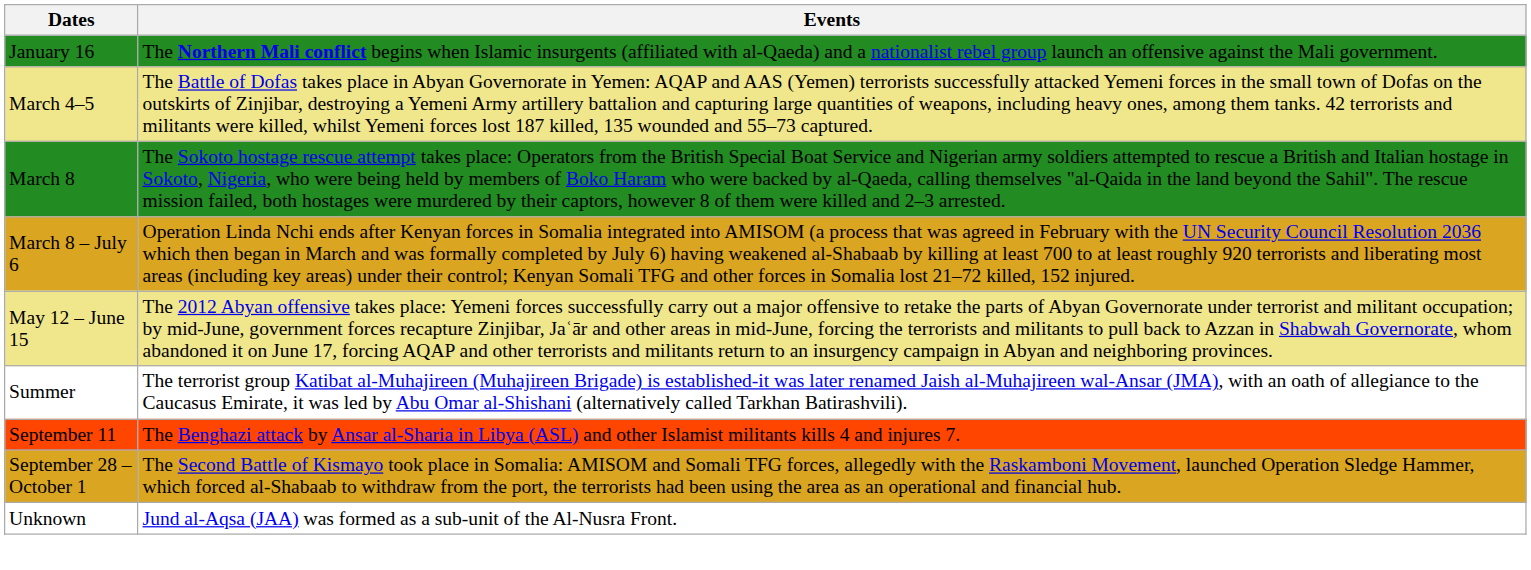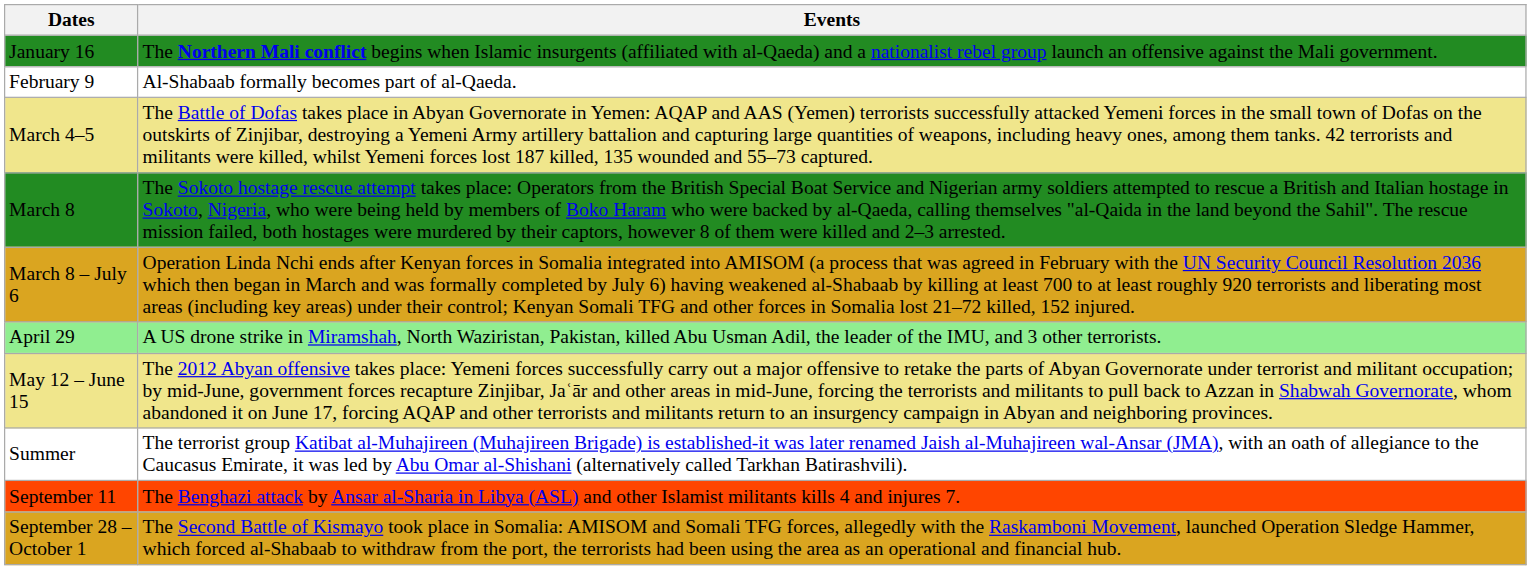+ row: (52, 81)
+ row: (42, 337)
- row: (48, 518)
